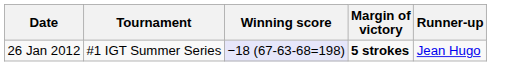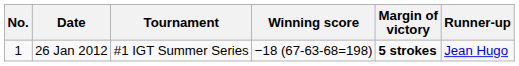+ column: (18, 22)
(286, 51) lavender background -> (314, 51) no background
